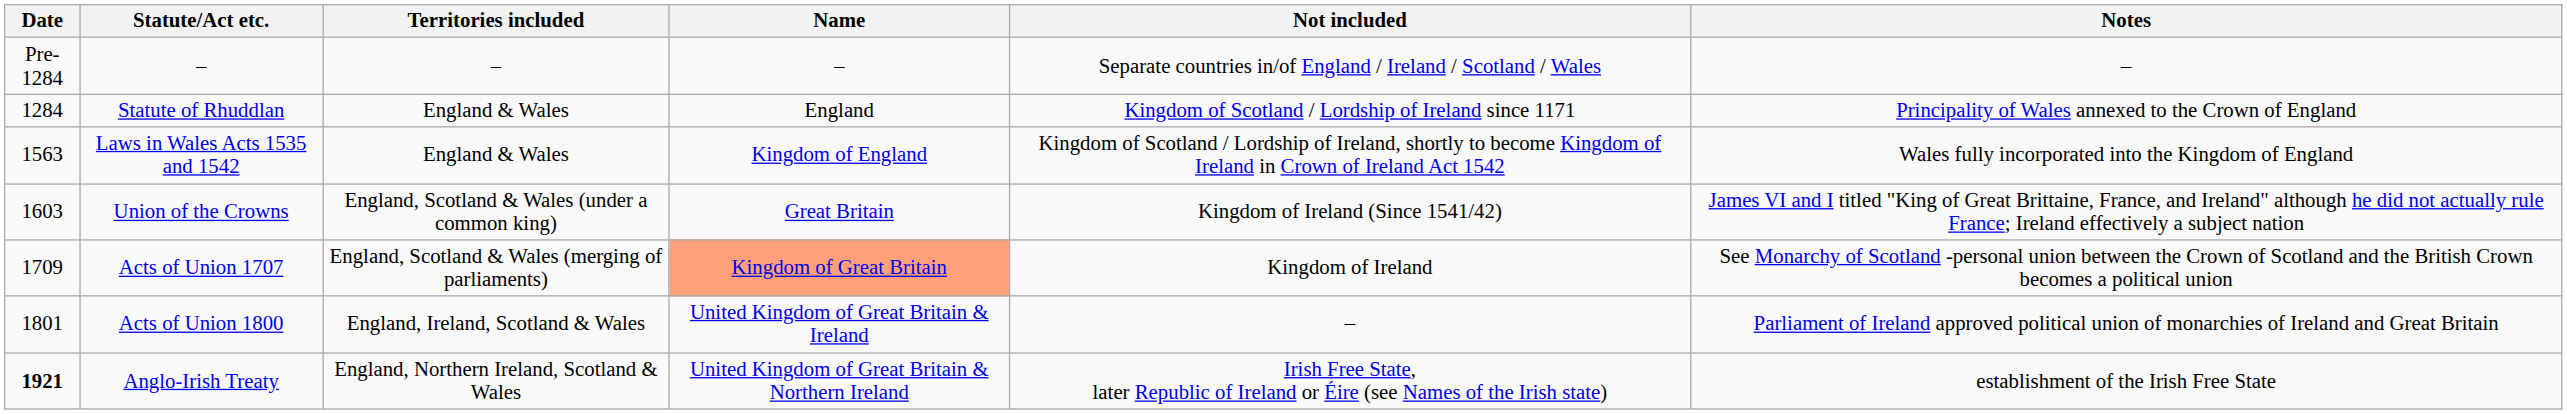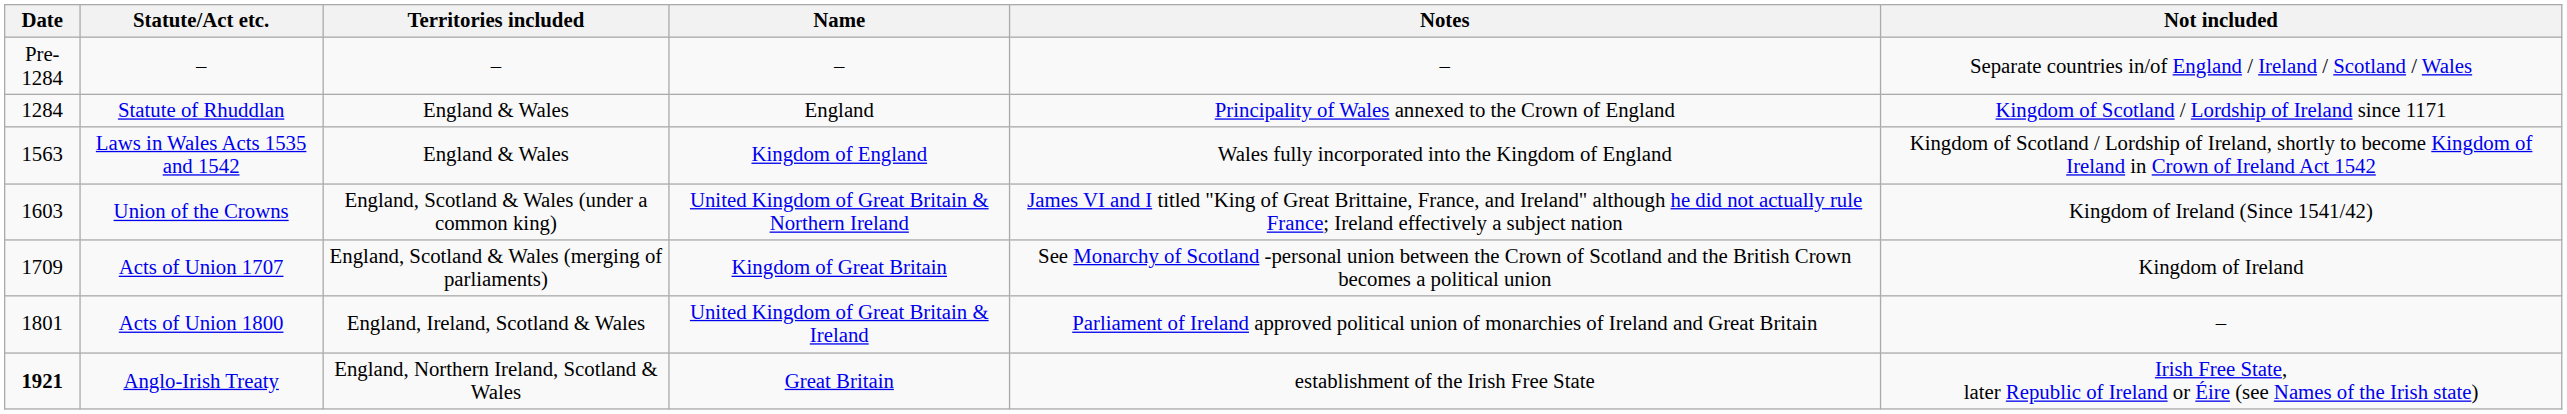columns swapped: (2126, 20) <-> (1350, 20)
(839, 211) Great Britain -> (839, 211) United Kingdom of Great Britain & Northern Ireland
(839, 267) lightsalmon background -> (839, 267) no background
(839, 380) United Kingdom of Great Britain & Northern Ireland -> (839, 380) Great Britain
